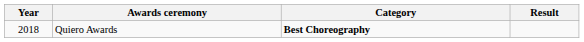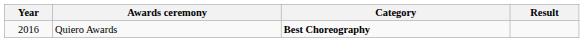(29, 29) 2018 -> (29, 29) 2016
